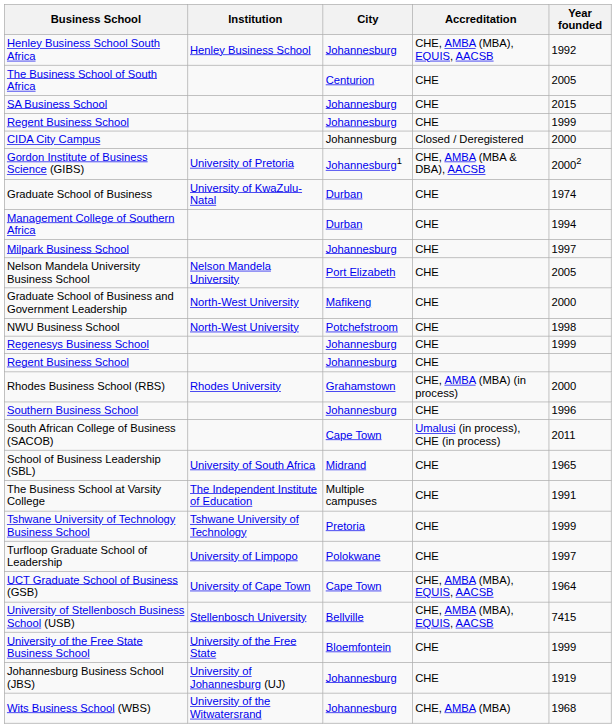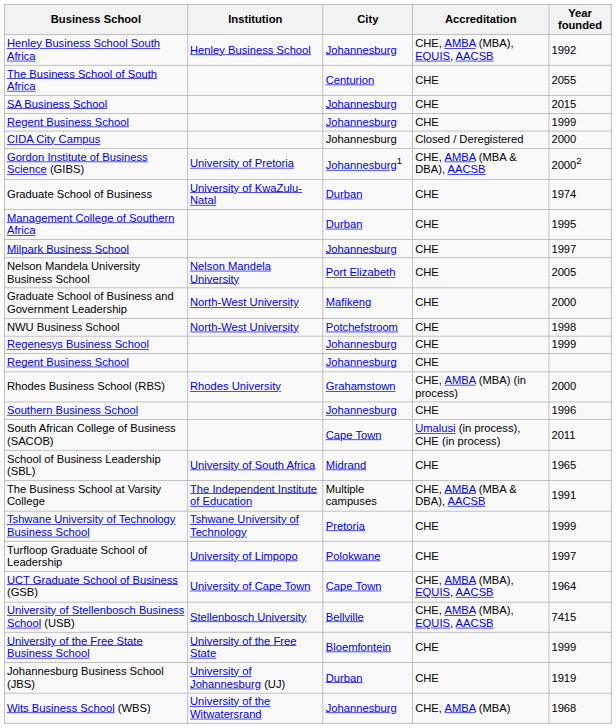(564, 80) 2005 -> (564, 80) 2055
(564, 224) 1994 -> (564, 224) 1995
(427, 495) CHE -> (466, 495) CHE, AMBA (MBA & DBA), AACSB
(361, 677) Johannesburg -> (344, 677) Durban
